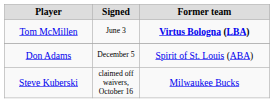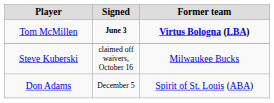(116, 31) normal -> (116, 31) bold
rows swapped: (49, 83) <-> (49, 55)
